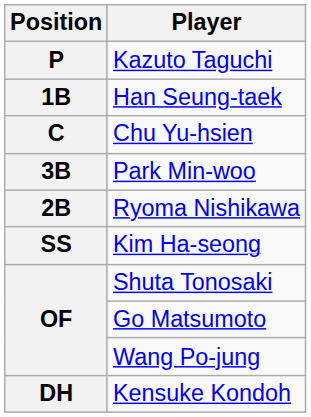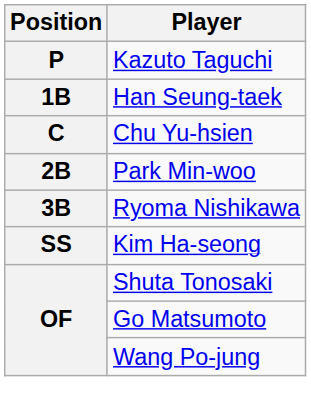(56, 171) 3B -> (56, 171) 2B
(56, 208) 2B -> (56, 208) 3B
- row: (202, 393)
